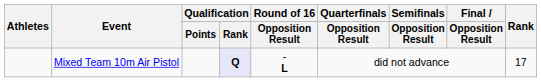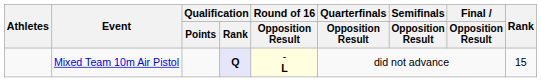(284, 63) no background -> (284, 63) lightyellow background
(521, 63) 17 -> (521, 63) 15
